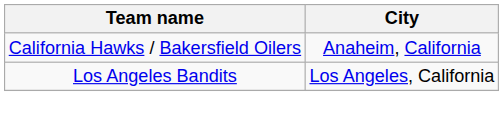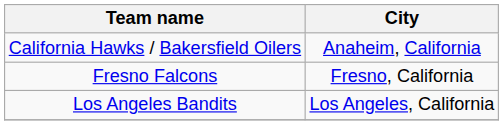+ row: (155, 76)
